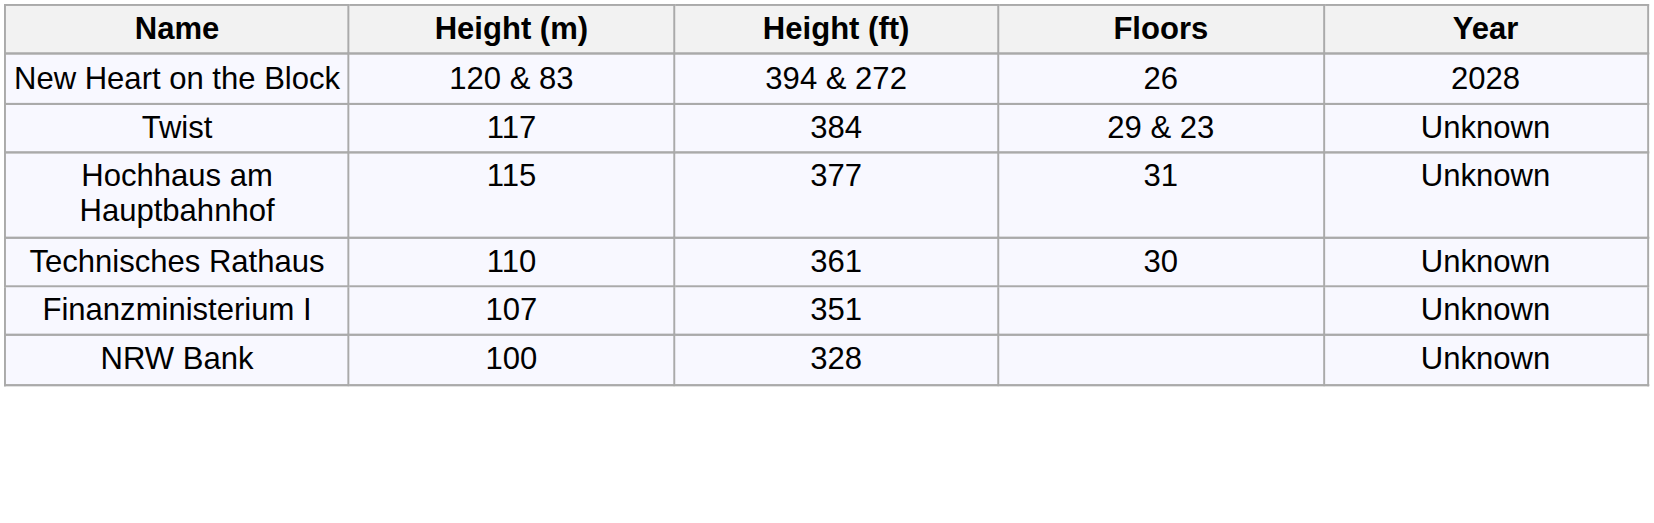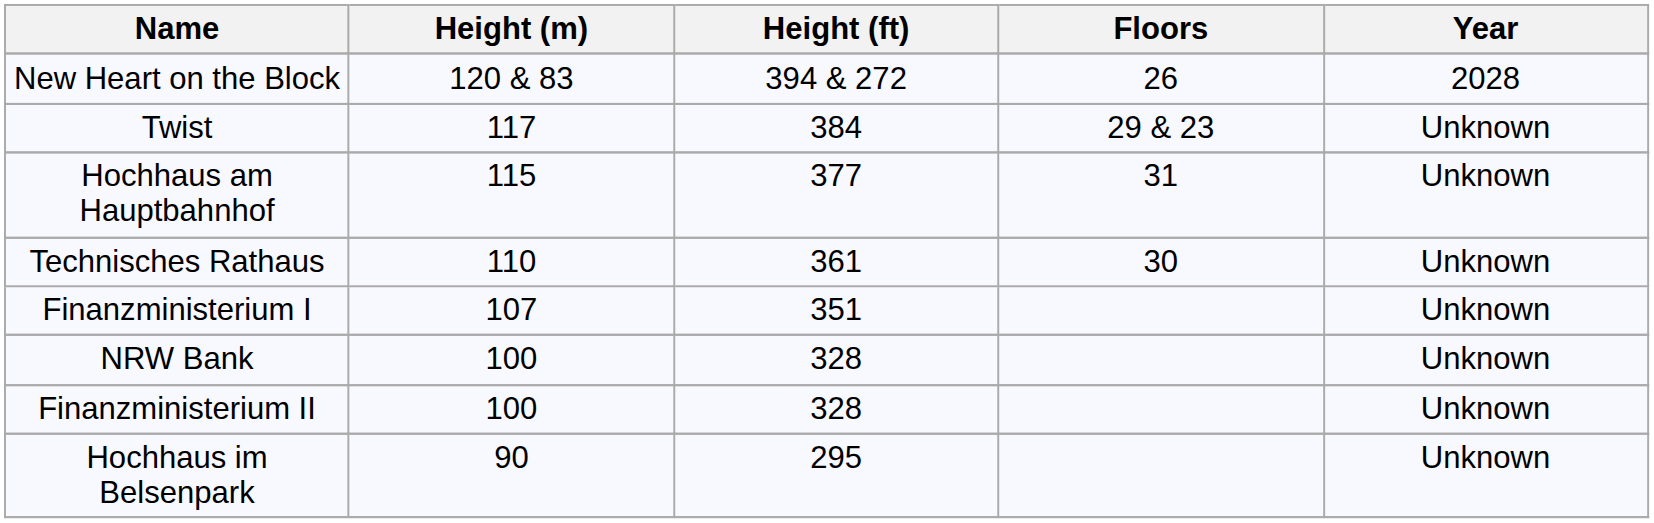+ row: (177, 408)
+ row: (177, 475)
